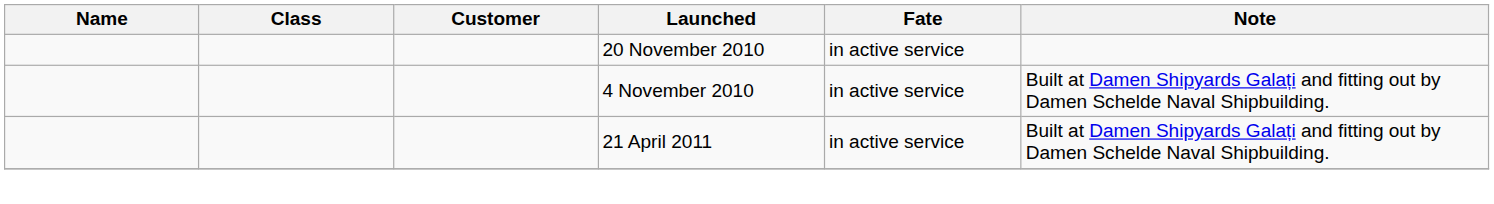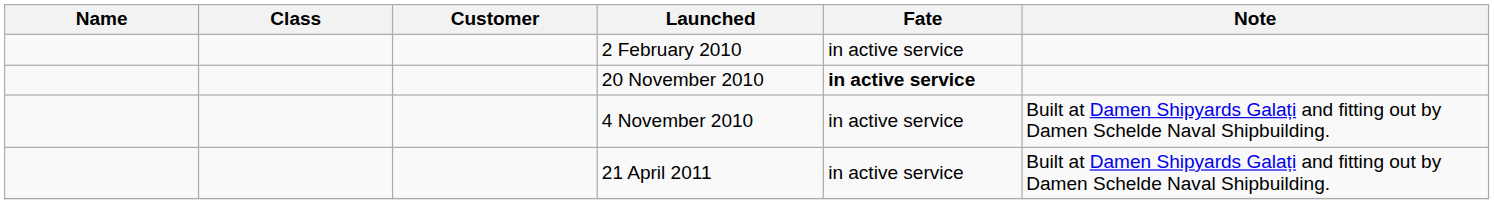+ row: (672, 49)
(897, 49) normal -> (902, 79) bold
